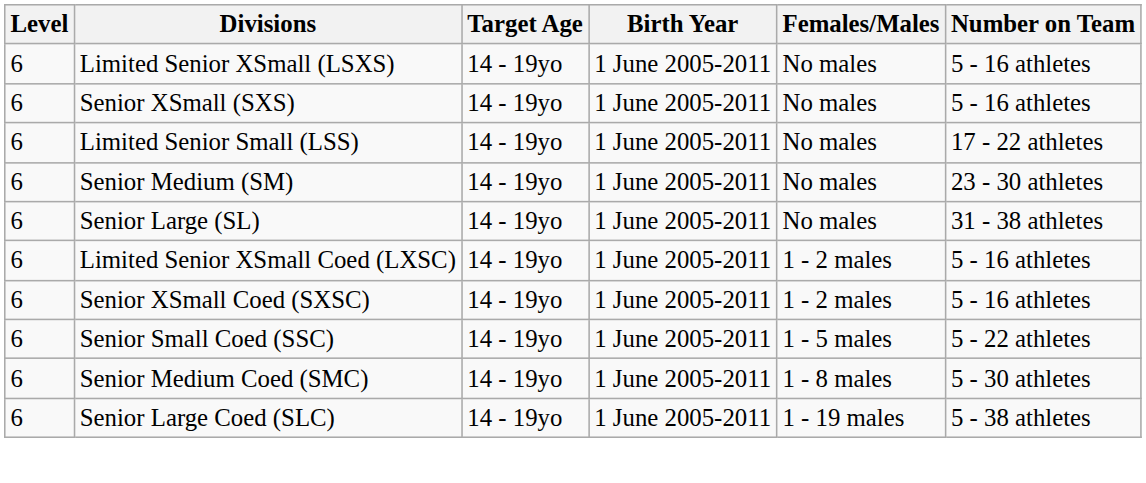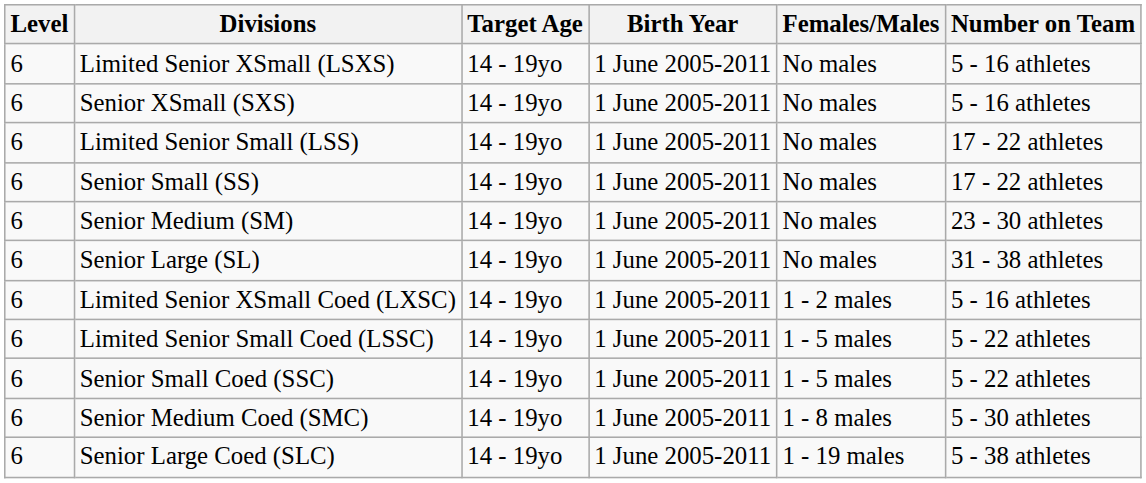+ row: (169, 181)
- row: (225, 299)
+ row: (257, 338)
